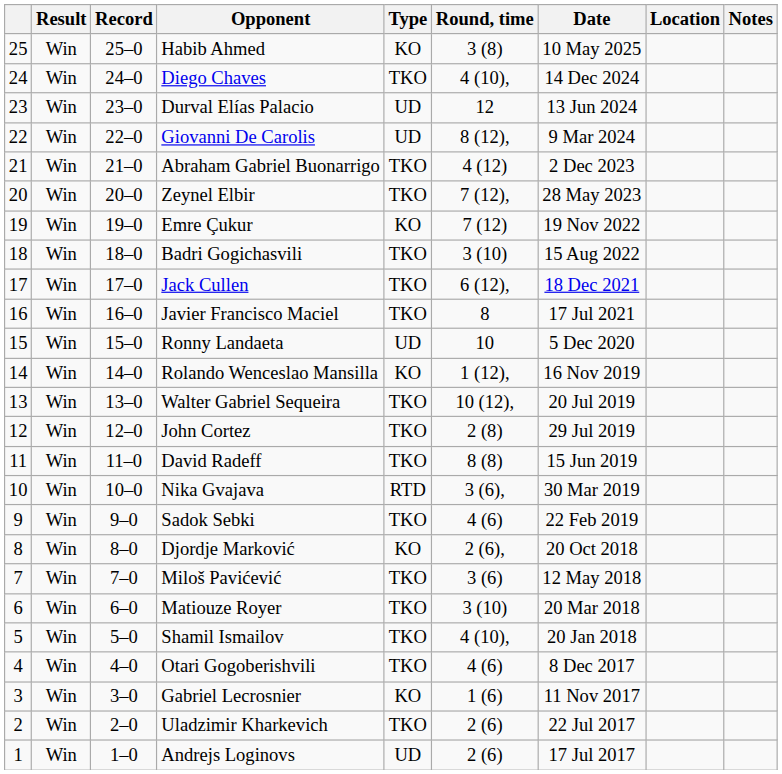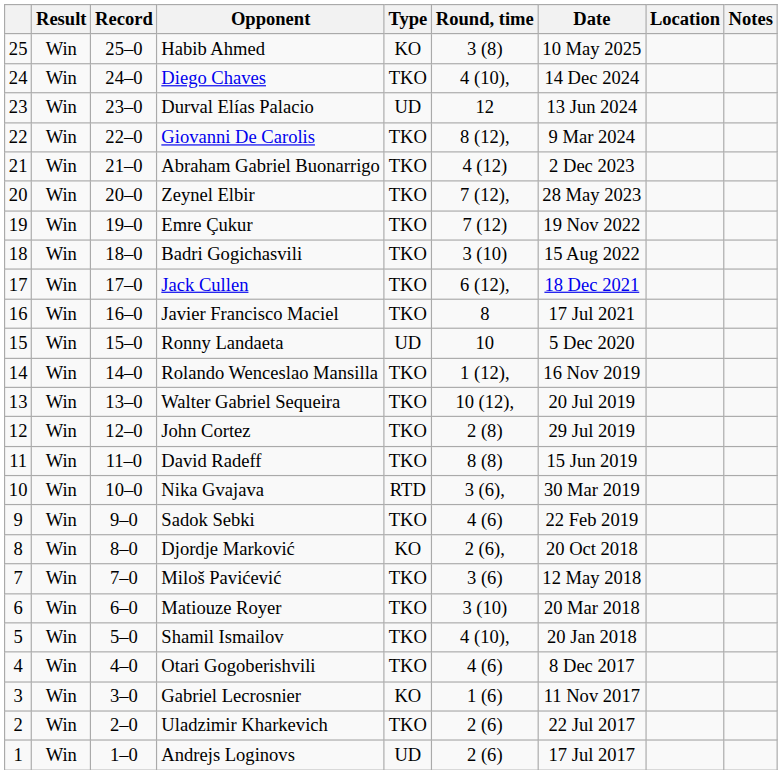(408, 136) UD -> (408, 136) TKO
(408, 225) KO -> (408, 225) TKO
(408, 372) KO -> (408, 372) TKO
